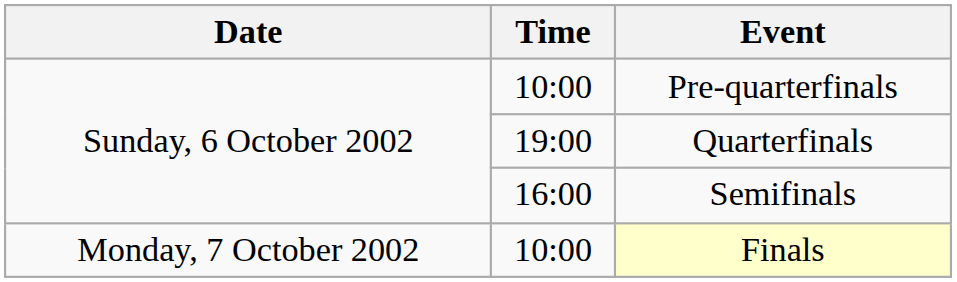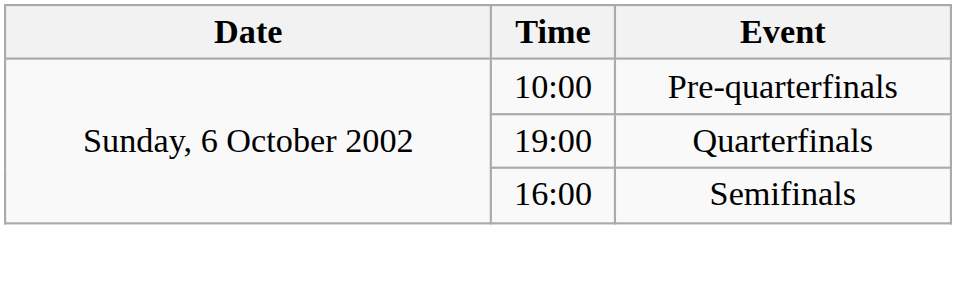- row: (783, 248)
